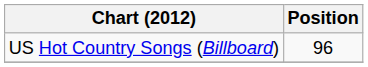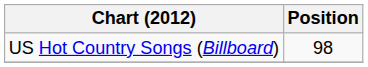(323, 47) 96 -> (323, 47) 98
